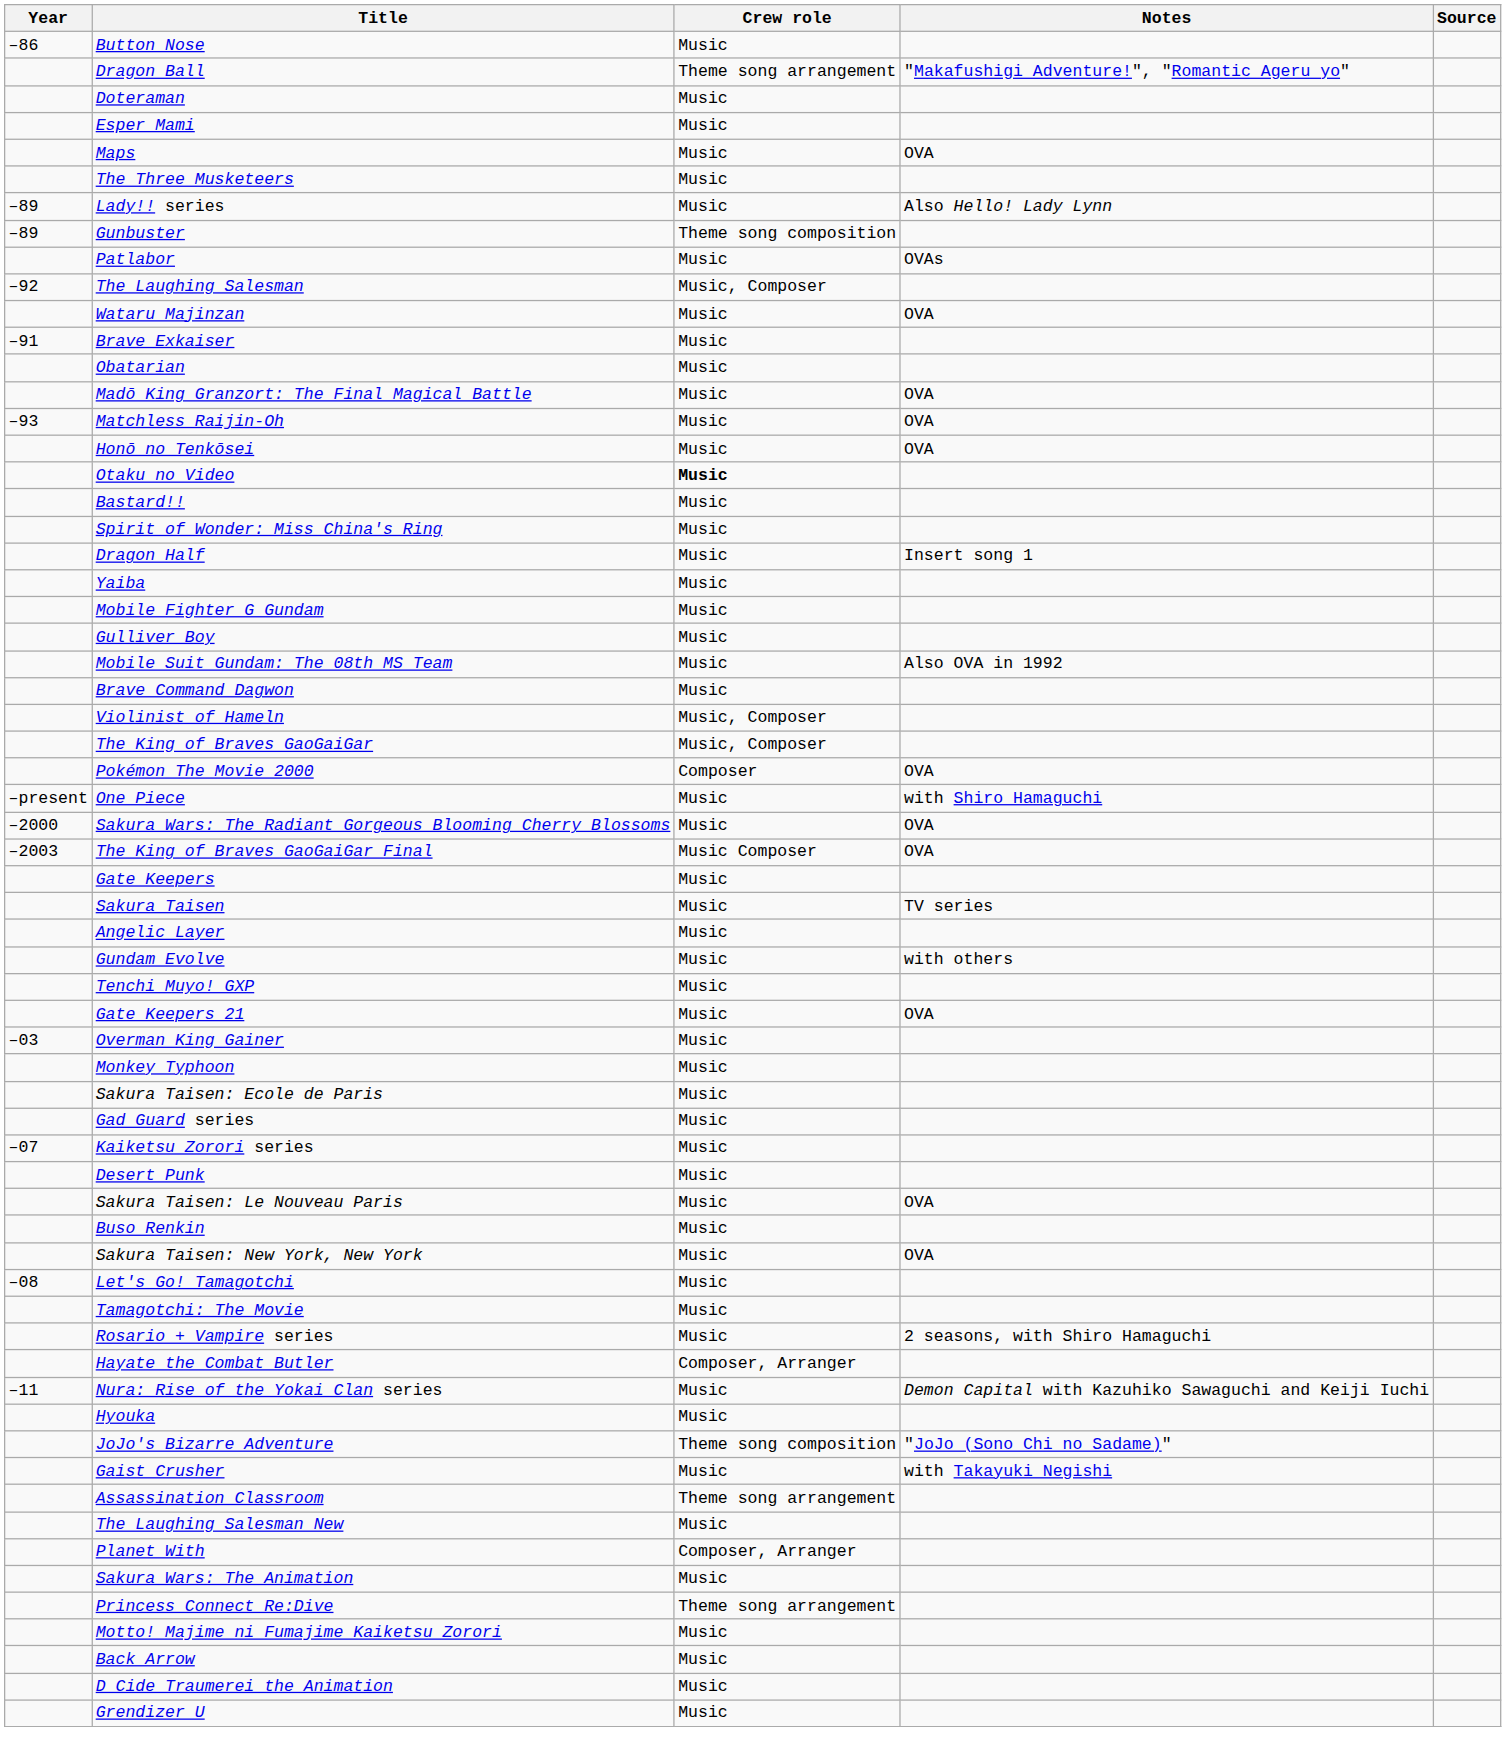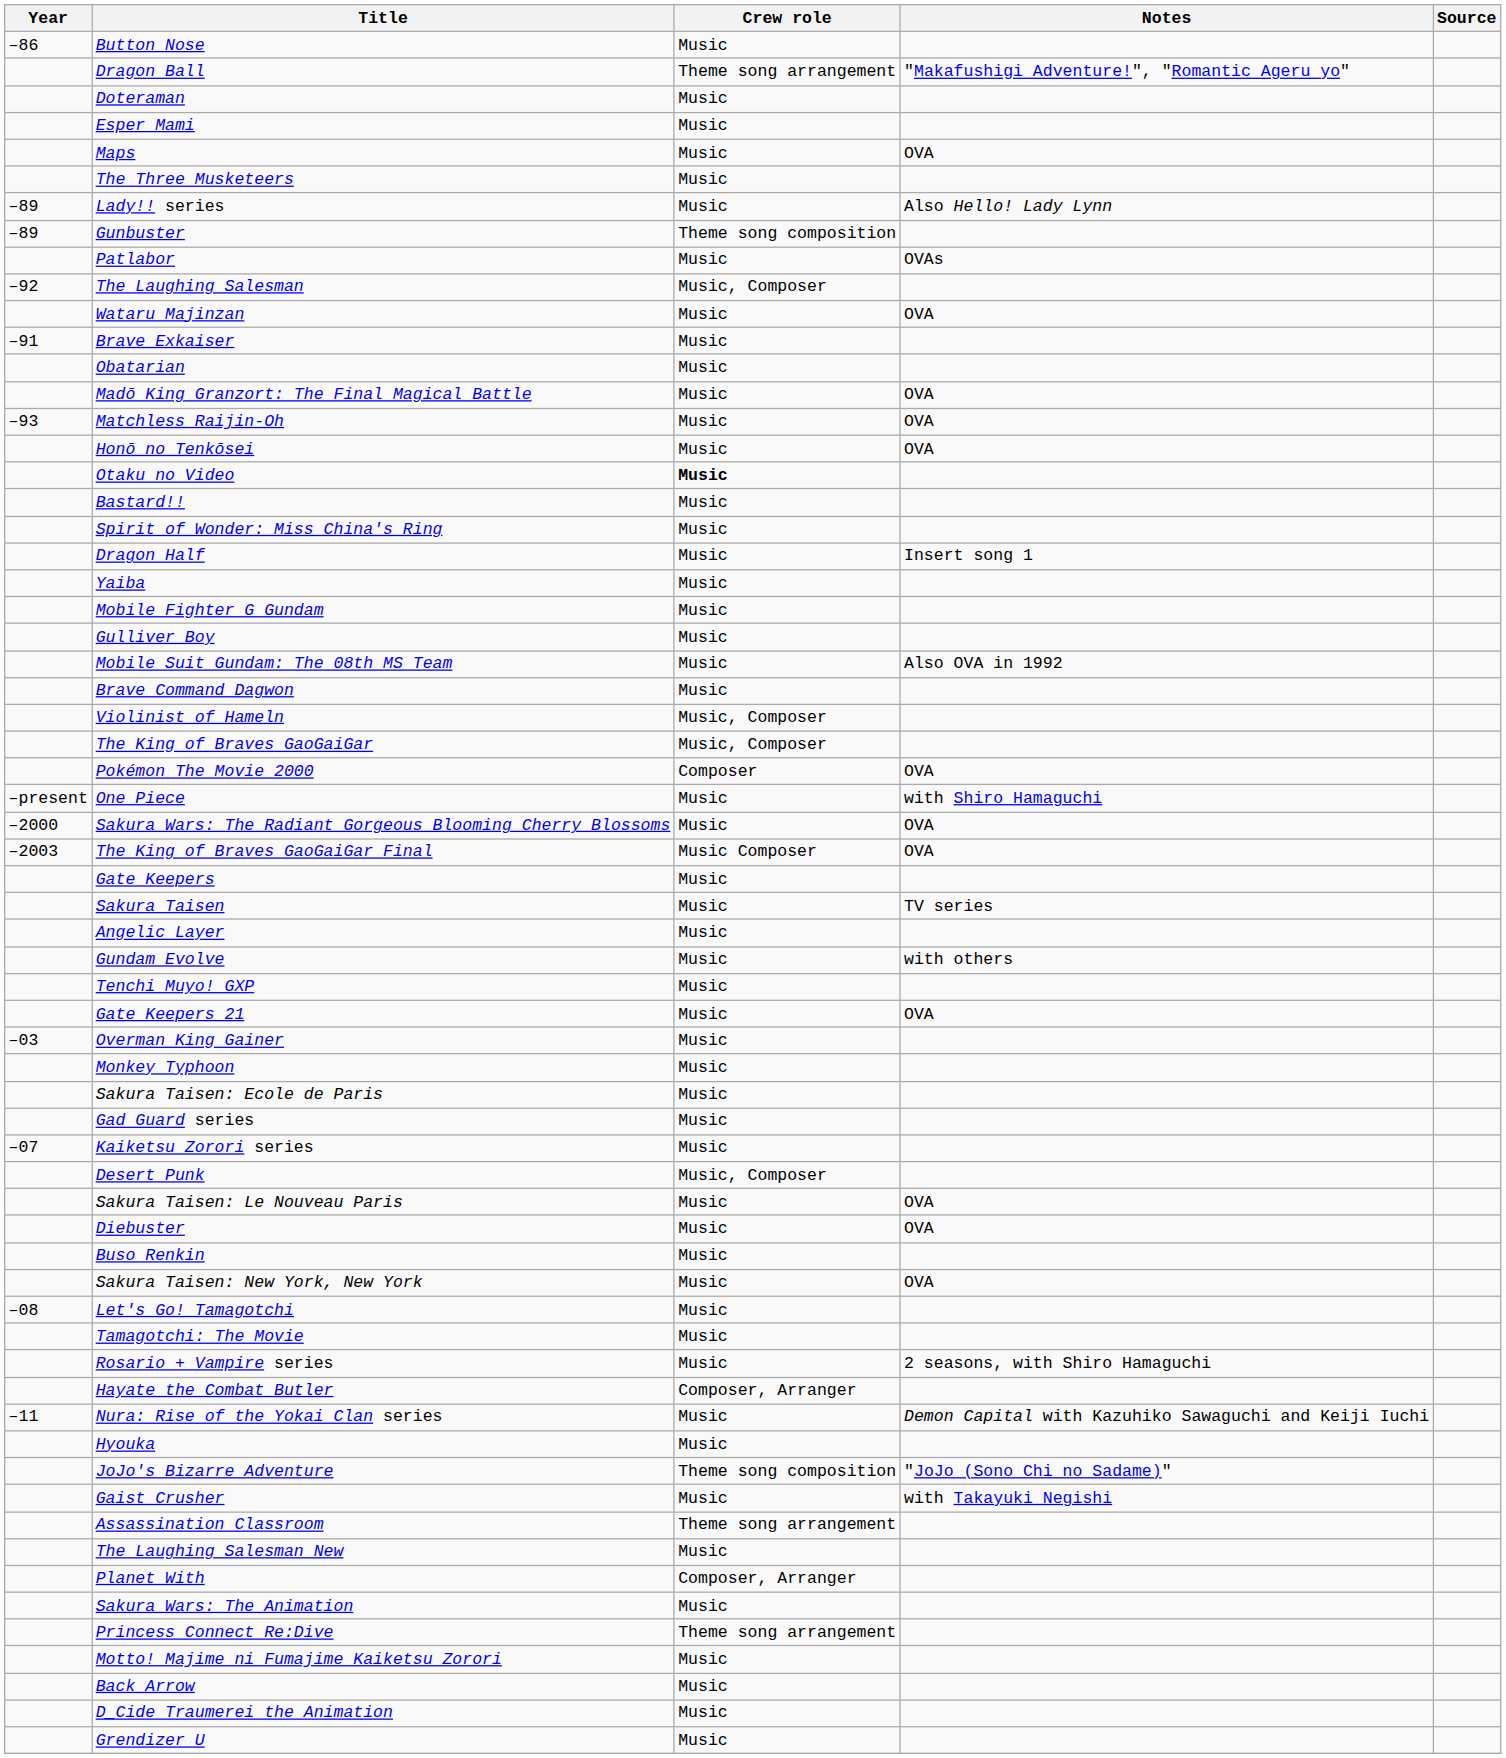(703, 1175) Music -> (753, 1175) Music, Composer
+ row: (140, 1229)
